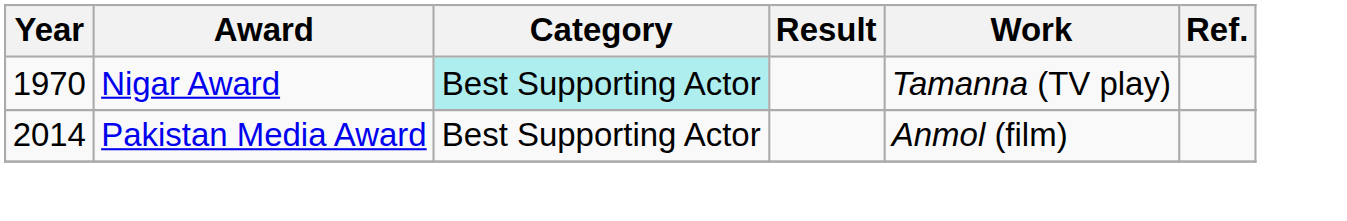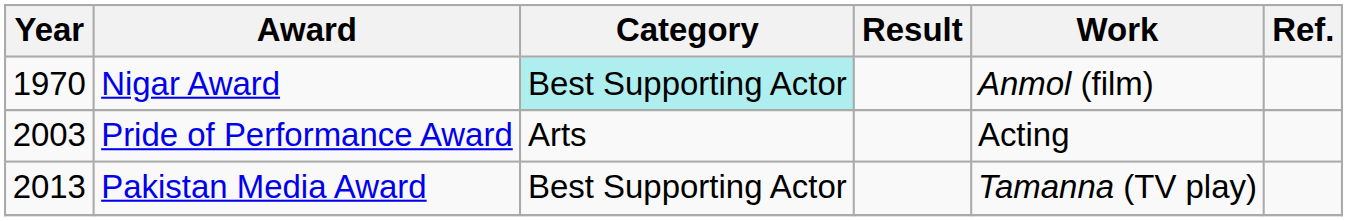(1031, 82) Tamanna (TV play) -> (1066, 82) Anmol (film)
+ row: (307, 135)
(49, 135) 2014 -> (49, 187) 2013
(980, 135) Anmol (film) -> (1117, 187) Tamanna (TV play)
